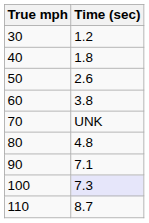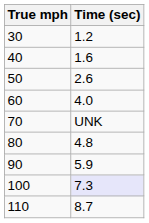(84, 57) 1.8 -> (84, 57) 1.6
(84, 100) 3.8 -> (84, 100) 4.0
(84, 164) 7.1 -> (84, 164) 5.9
